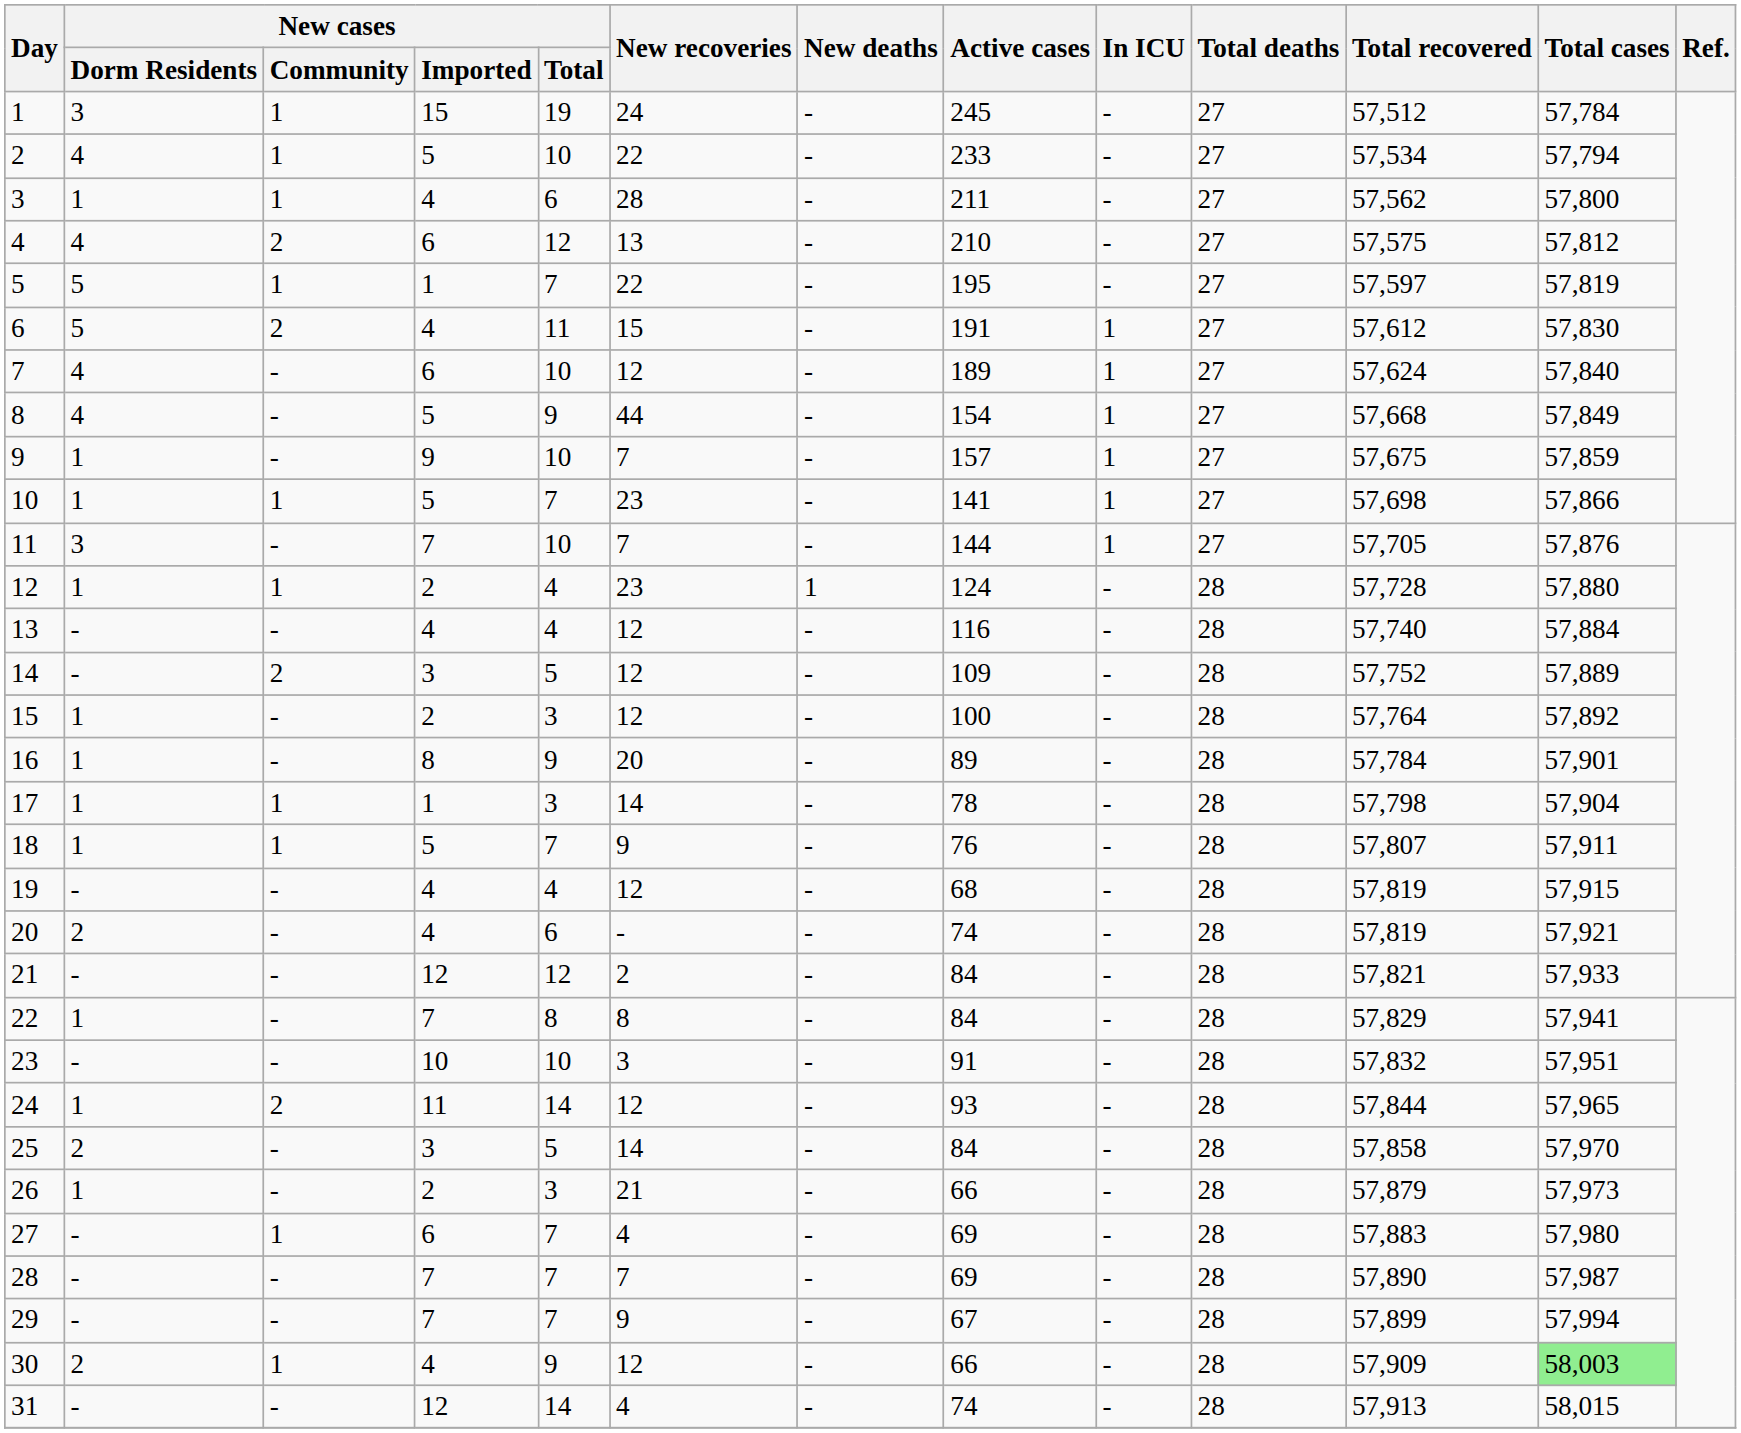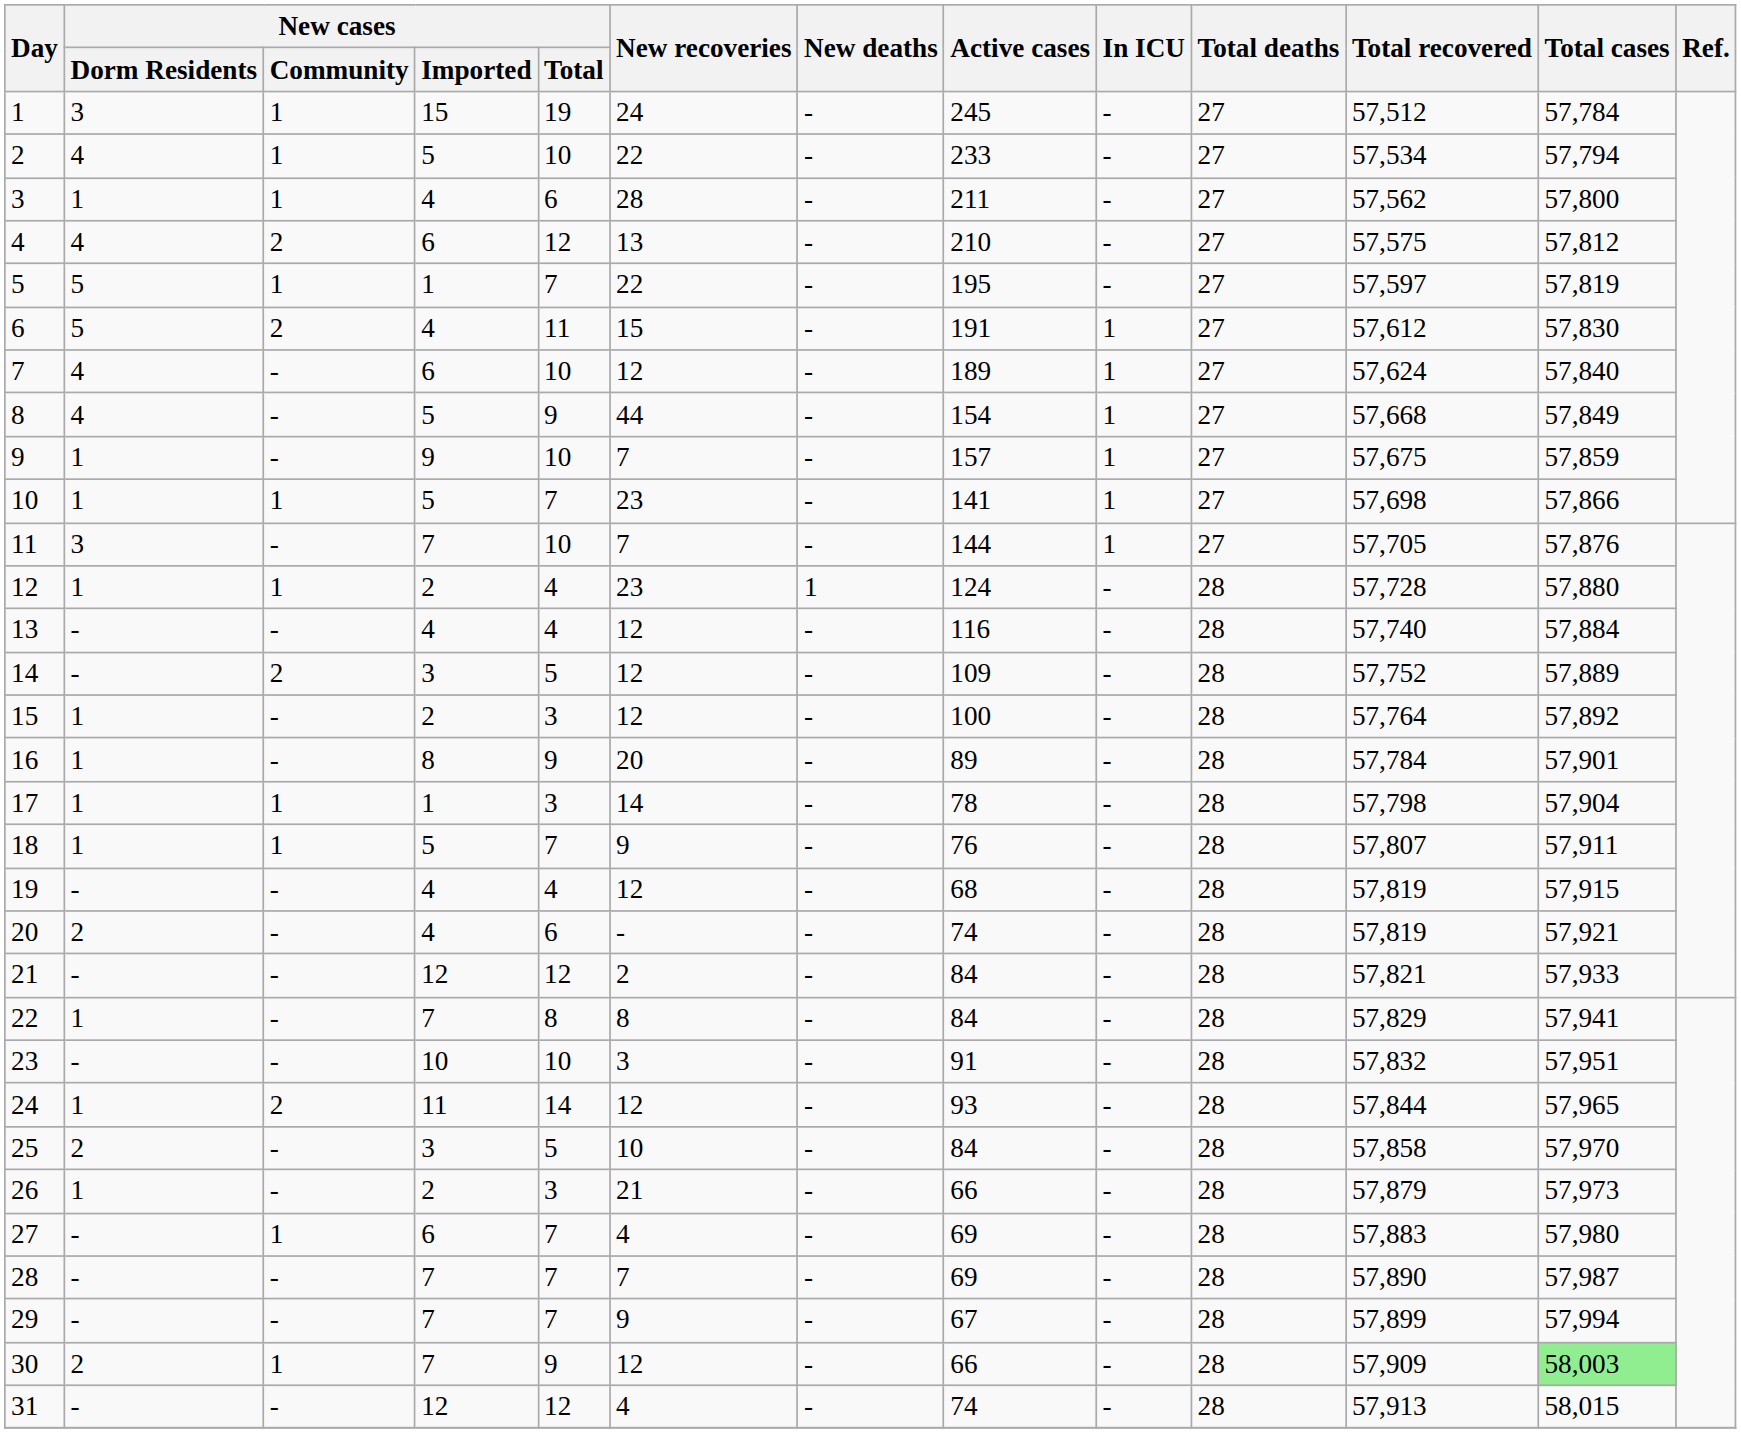(630, 1147) 14 -> (630, 1147) 10
(428, 1363) 4 -> (428, 1363) 7
(558, 1406) 14 -> (558, 1406) 12
